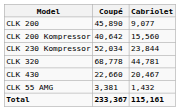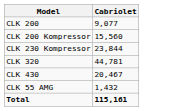- column: (111, 11)
